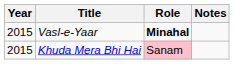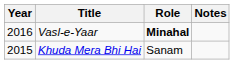(20, 31) 2015 -> (20, 31) 2016
(165, 50) pink background -> (165, 50) no background
